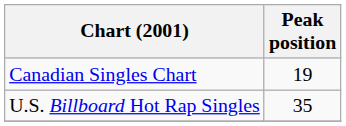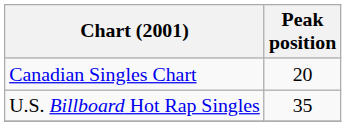(303, 74) 19 -> (303, 74) 20
